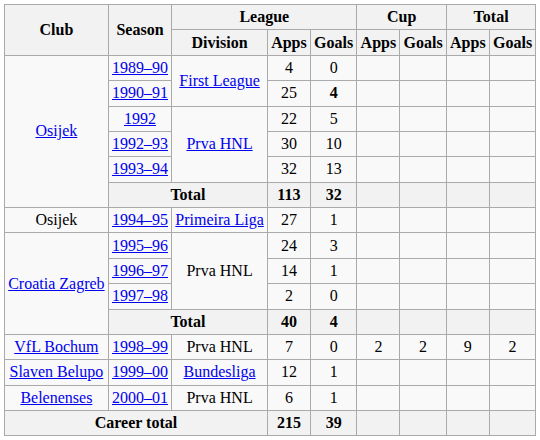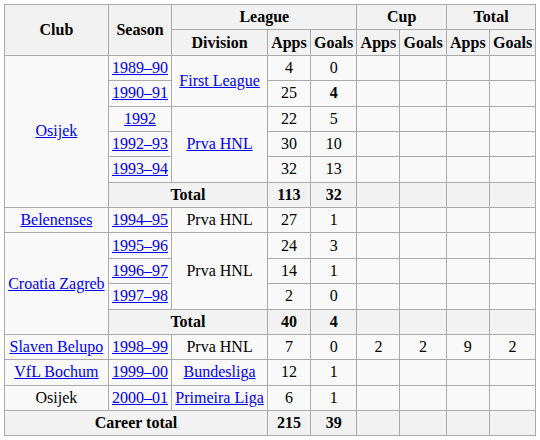(56, 220) Osijek -> (56, 220) Belenenses
(220, 220) Primeira Liga -> (220, 220) Prva HNL
(56, 347) VfL Bochum -> (56, 347) Slaven Belupo
(56, 372) Slaven Belupo -> (56, 372) VfL Bochum
(56, 397) Belenenses -> (56, 397) Osijek
(220, 397) Prva HNL -> (220, 397) Primeira Liga
